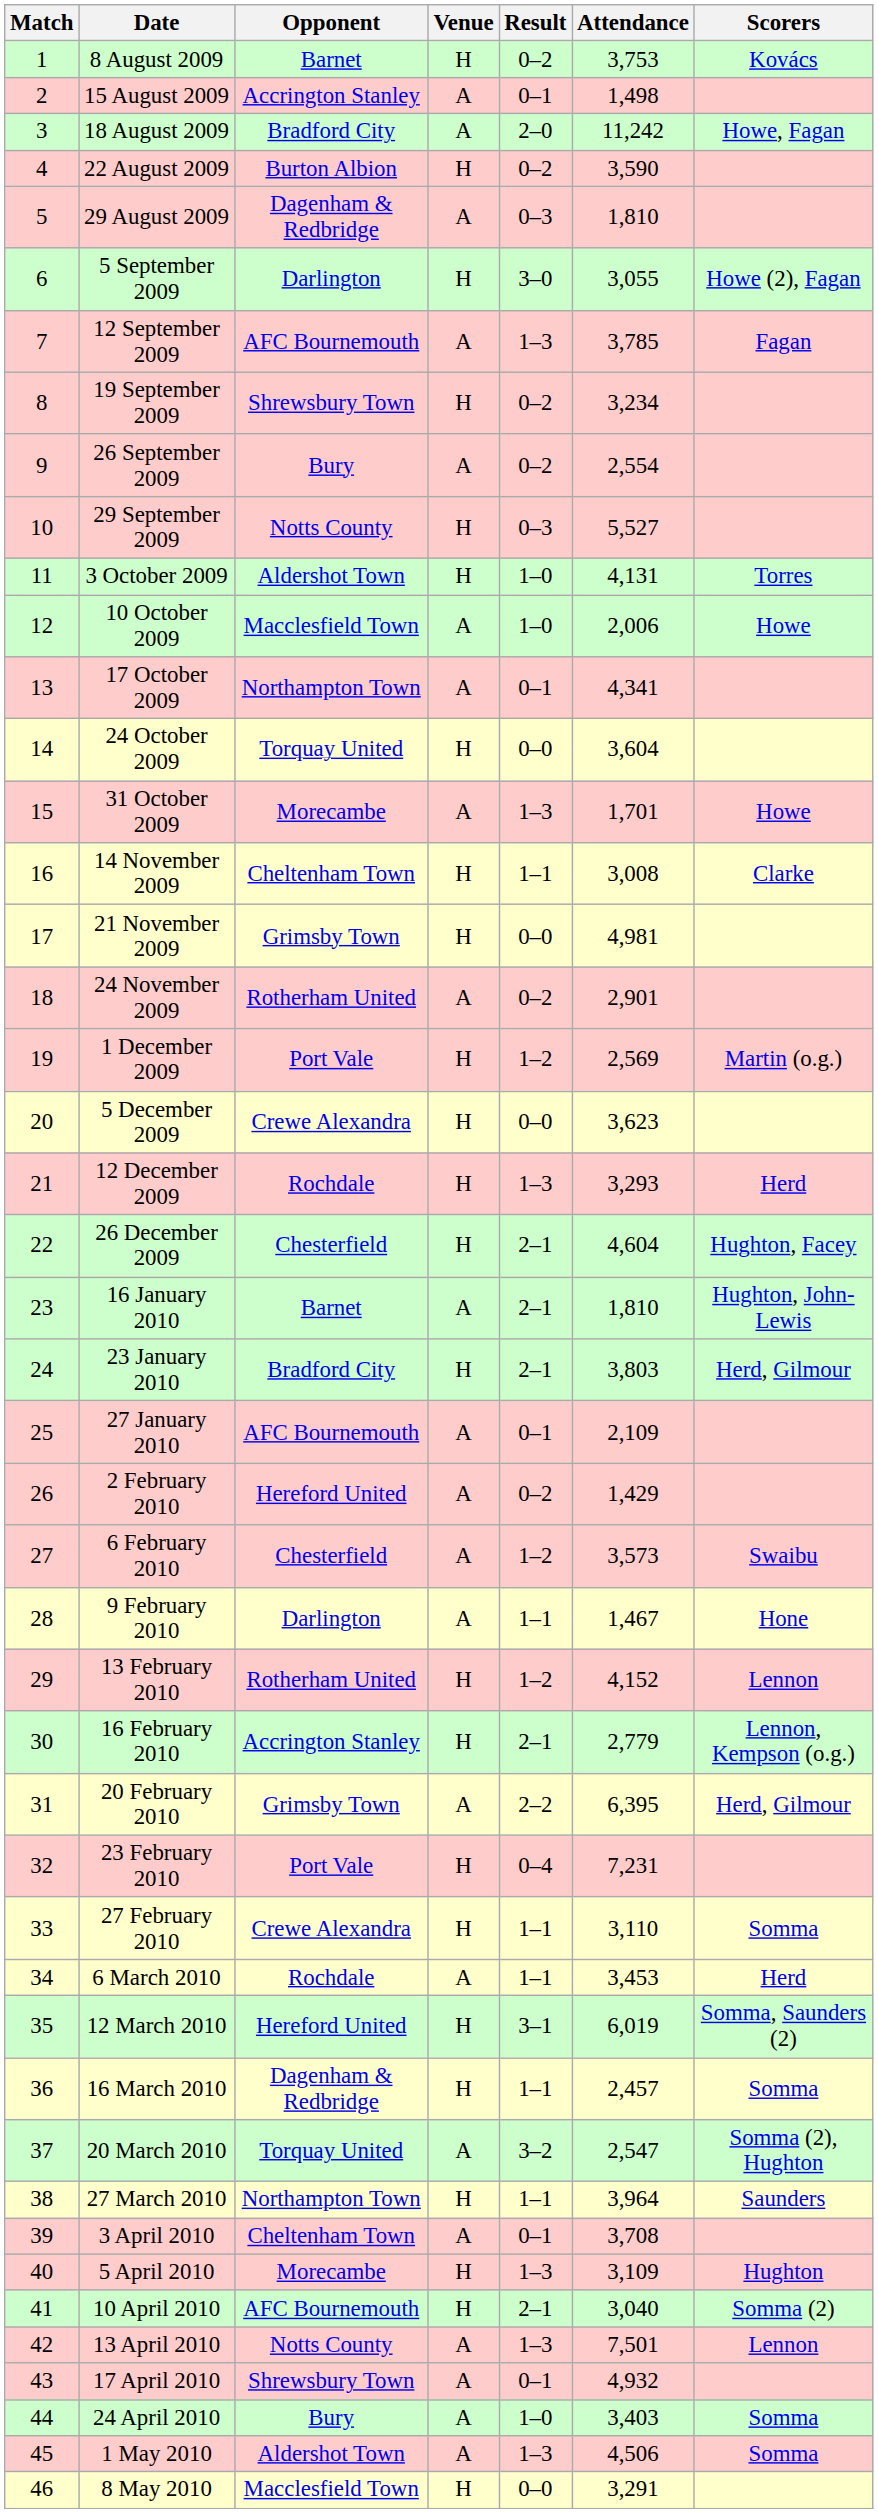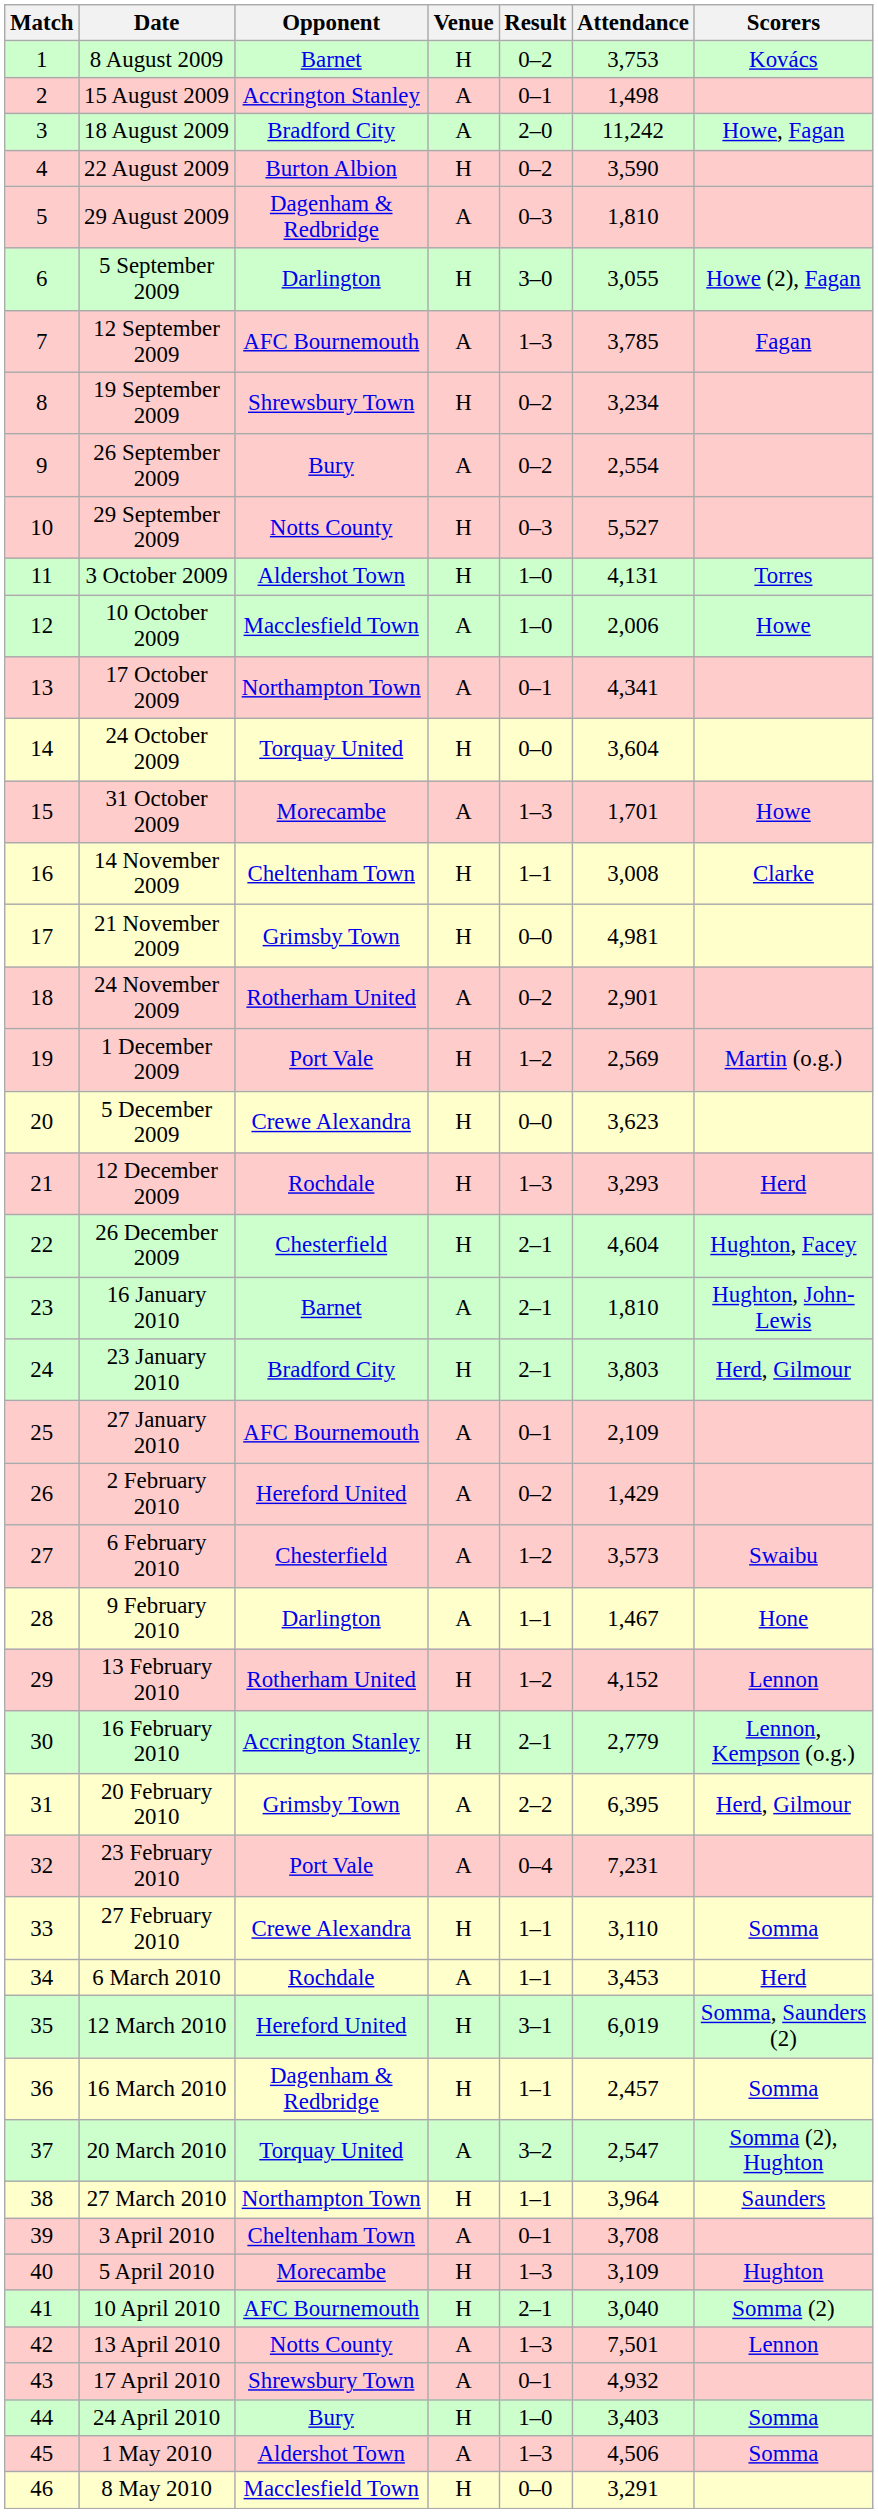(464, 1865) H -> (464, 1865) A
(464, 2417) A -> (464, 2417) H
